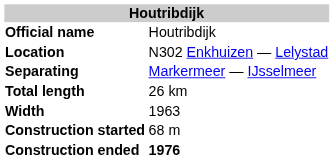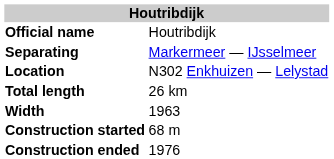rows swapped: (35, 52) <-> (42, 72)
(164, 150) bold -> (164, 150) normal
